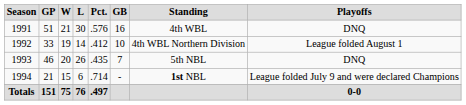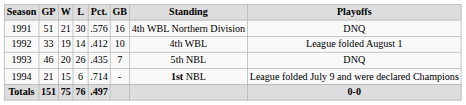(188, 28) 4th WBL -> (188, 28) 4th WBL Northern Division
(188, 44) 4th WBL Northern Division -> (188, 44) 4th WBL
